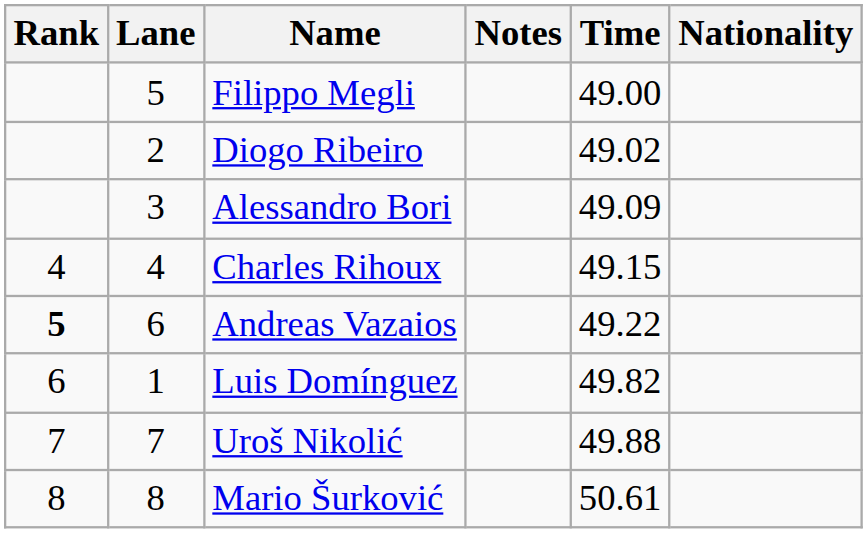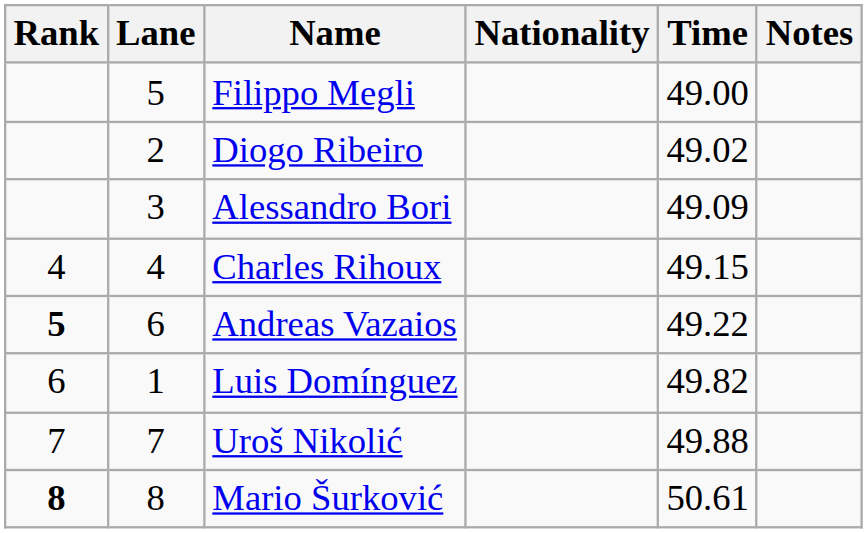columns swapped: (766, 33) <-> (518, 33)
(56, 498) normal -> (56, 498) bold
